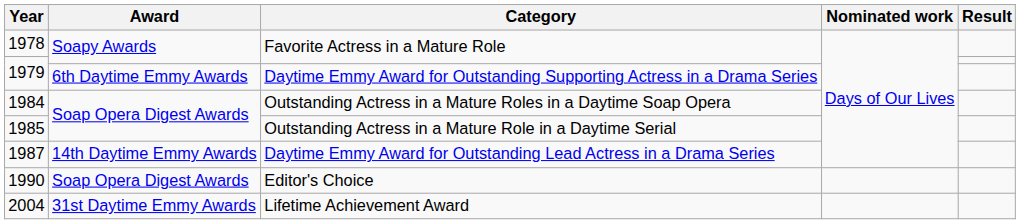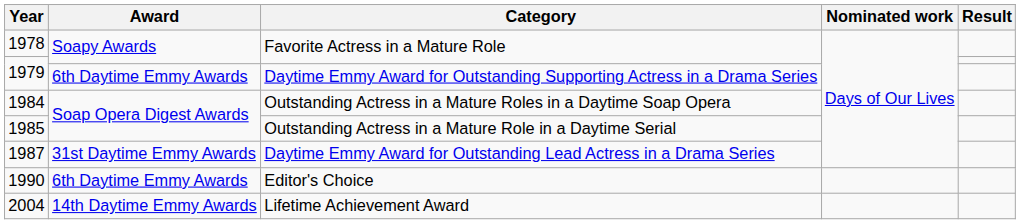(154, 154) 14th Daytime Emmy Awards -> (154, 154) 31st Daytime Emmy Awards
(150, 180) Soap Opera Digest Awards -> (150, 180) 6th Daytime Emmy Awards
(154, 206) 31st Daytime Emmy Awards -> (154, 206) 14th Daytime Emmy Awards
